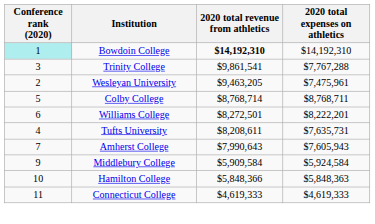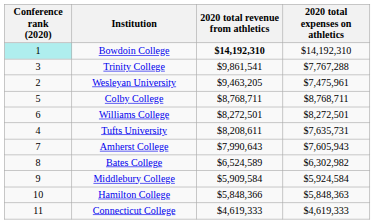(240, 99) $8,768,714 -> (240, 99) $8,768,711
(326, 115) $8,222,201 -> (326, 115) $8,272,501
+ row: (134, 163)
